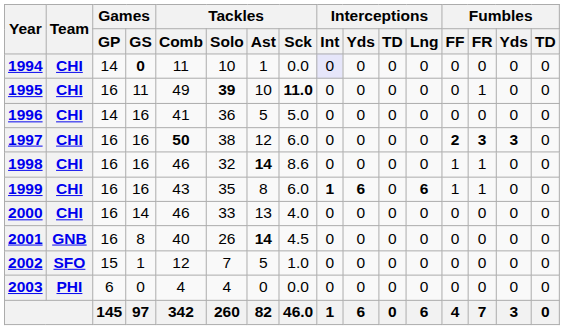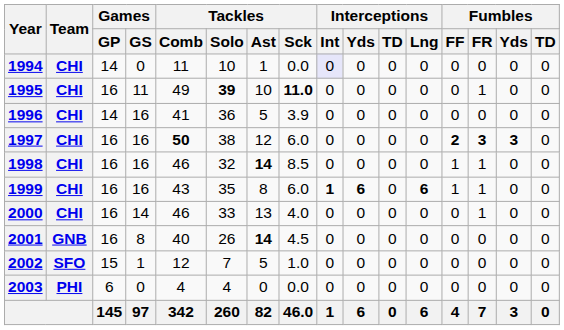(141, 66) bold -> (141, 66) normal
(298, 115) 5.0 -> (298, 115) 3.9
(298, 164) 8.6 -> (298, 164) 8.5
(482, 213) 0 -> (482, 213) 1
